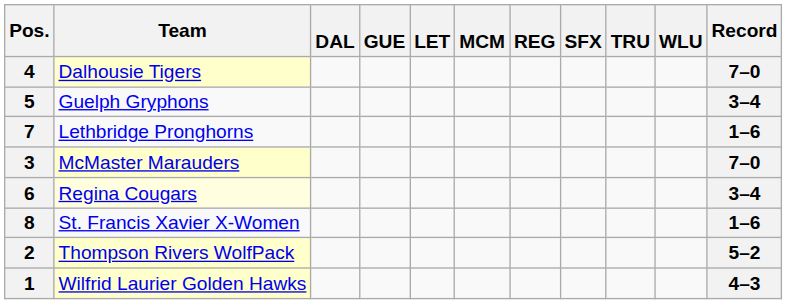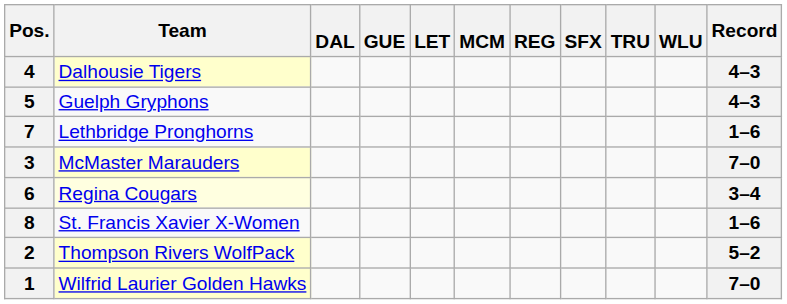(744, 72) 7–0 -> (744, 72) 4–3
(744, 102) 3–4 -> (744, 102) 4–3
(744, 284) 4–3 -> (744, 284) 7–0
